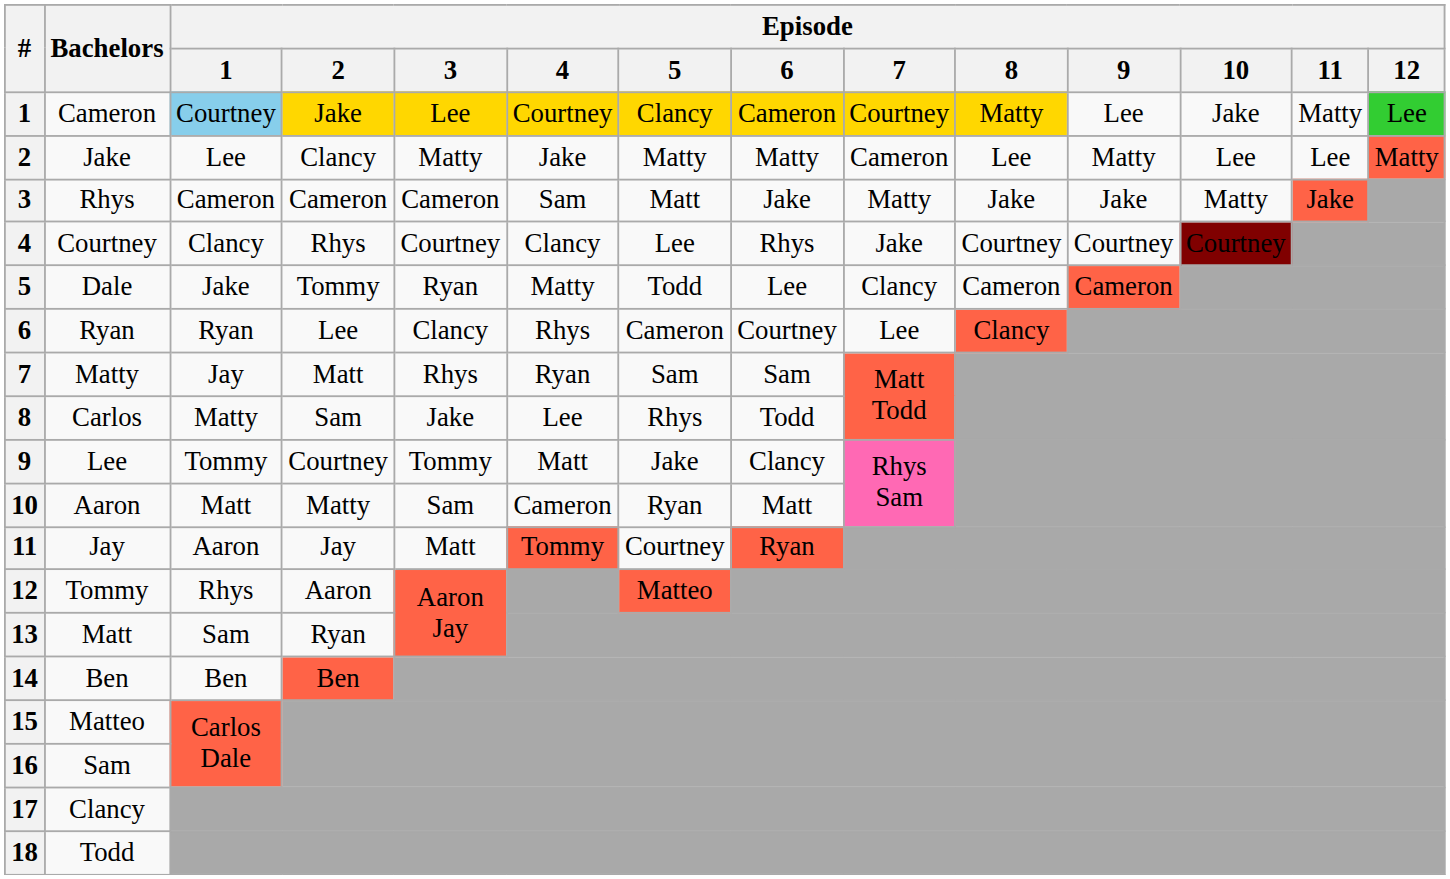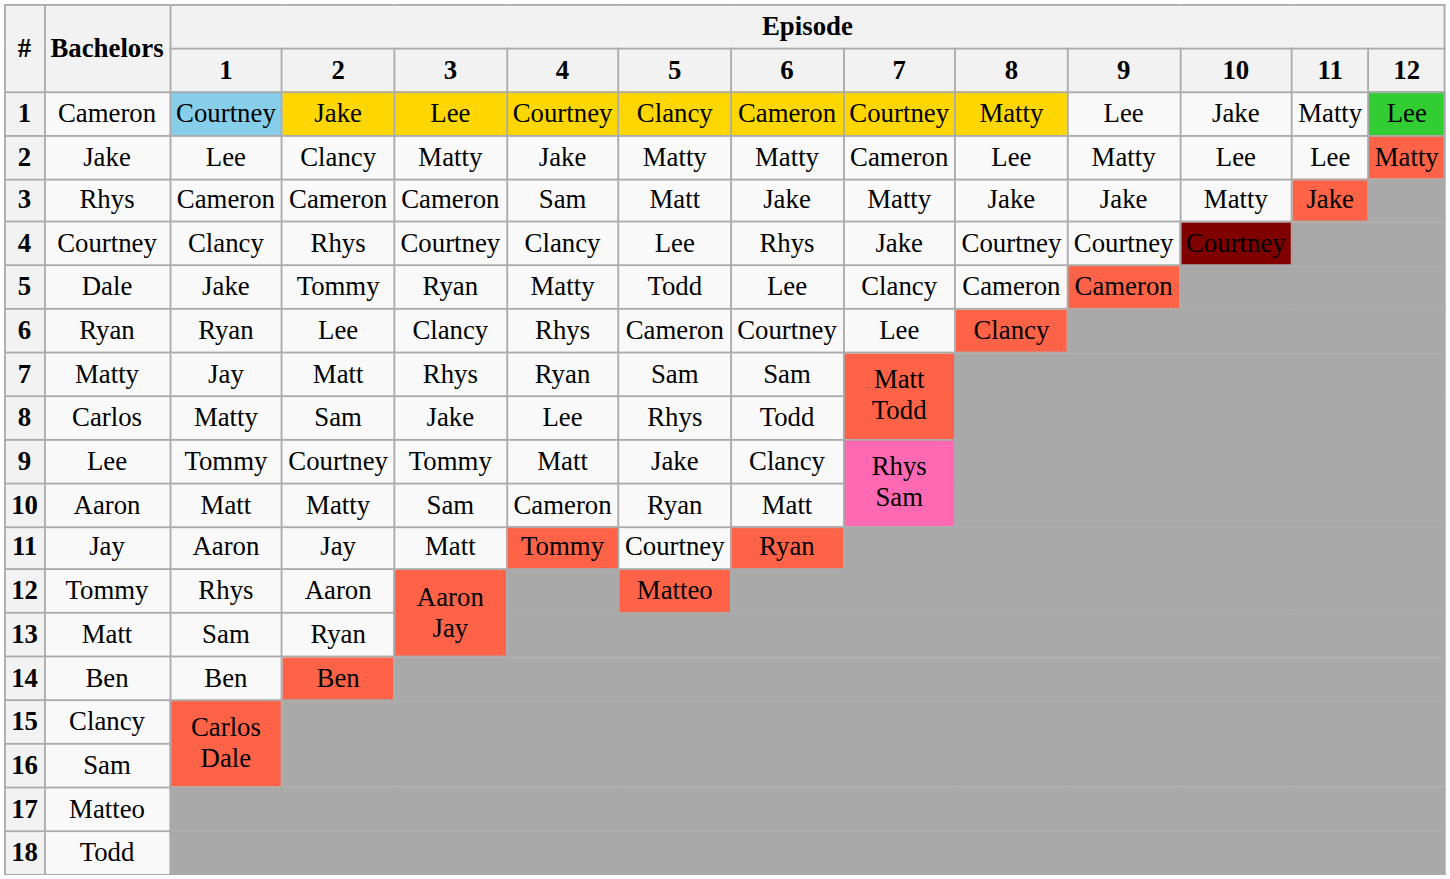(107, 721) Matteo -> (107, 721) Clancy
(107, 808) Clancy -> (107, 808) Matteo
